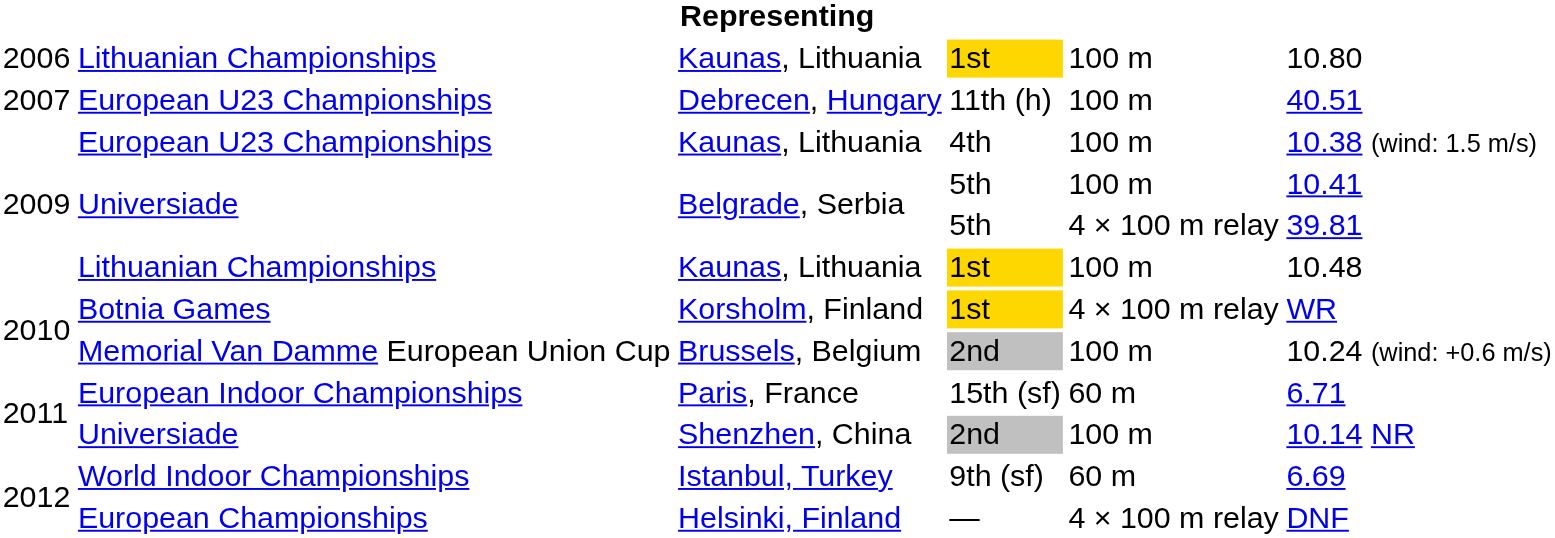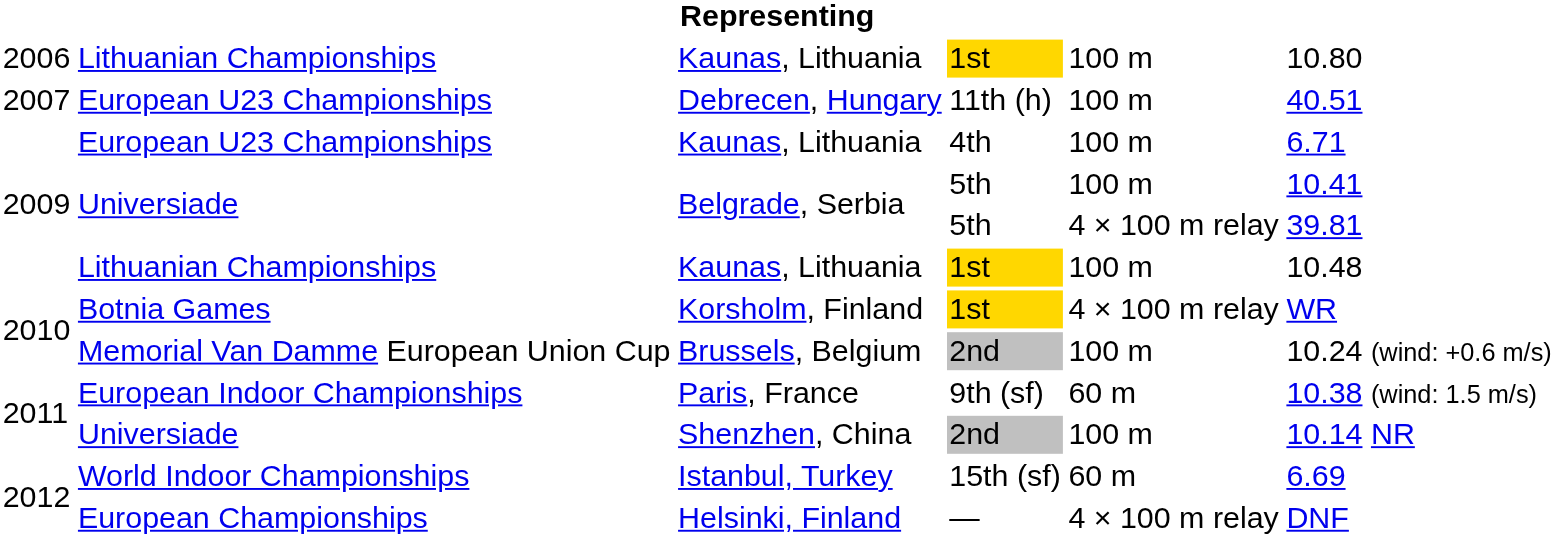(1412, 141) 10.38 (wind: 1.5 m/s) -> (1316, 141) 6.71
(1005, 392) 15th (sf) -> (997, 392) 9th (sf)
(1316, 392) 6.71 -> (1412, 392) 10.38 (wind: 1.5 m/s)
(997, 476) 9th (sf) -> (1005, 476) 15th (sf)
